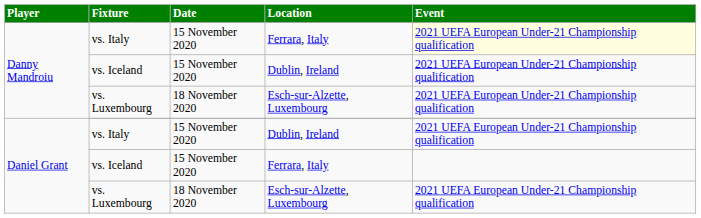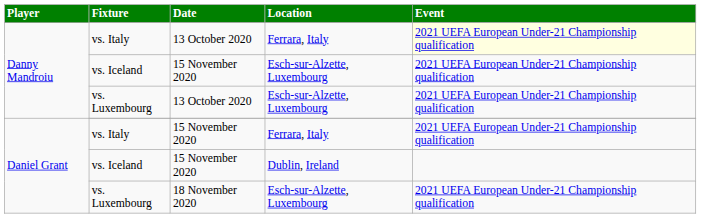(205, 38) 15 November 2020 -> (212, 38) 13 October 2020
(303, 70) Dublin, Ireland -> (308, 70) Esch-sur-Alzette, Luxembourg
(205, 102) 18 November 2020 -> (212, 102) 13 October 2020
(303, 133) Dublin, Ireland -> (298, 133) Ferrara, Italy
(298, 165) Ferrara, Italy -> (303, 165) Dublin, Ireland
